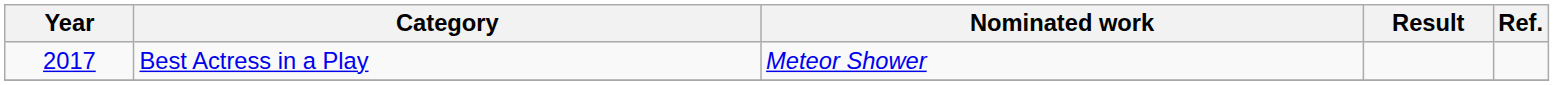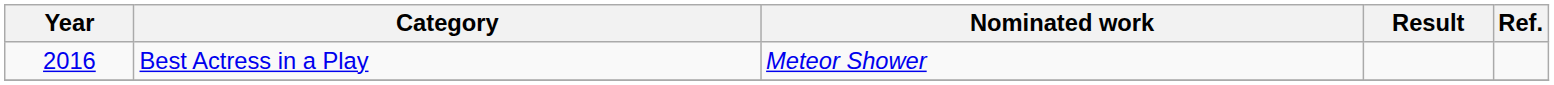(69, 60) 2017 -> (69, 60) 2016
